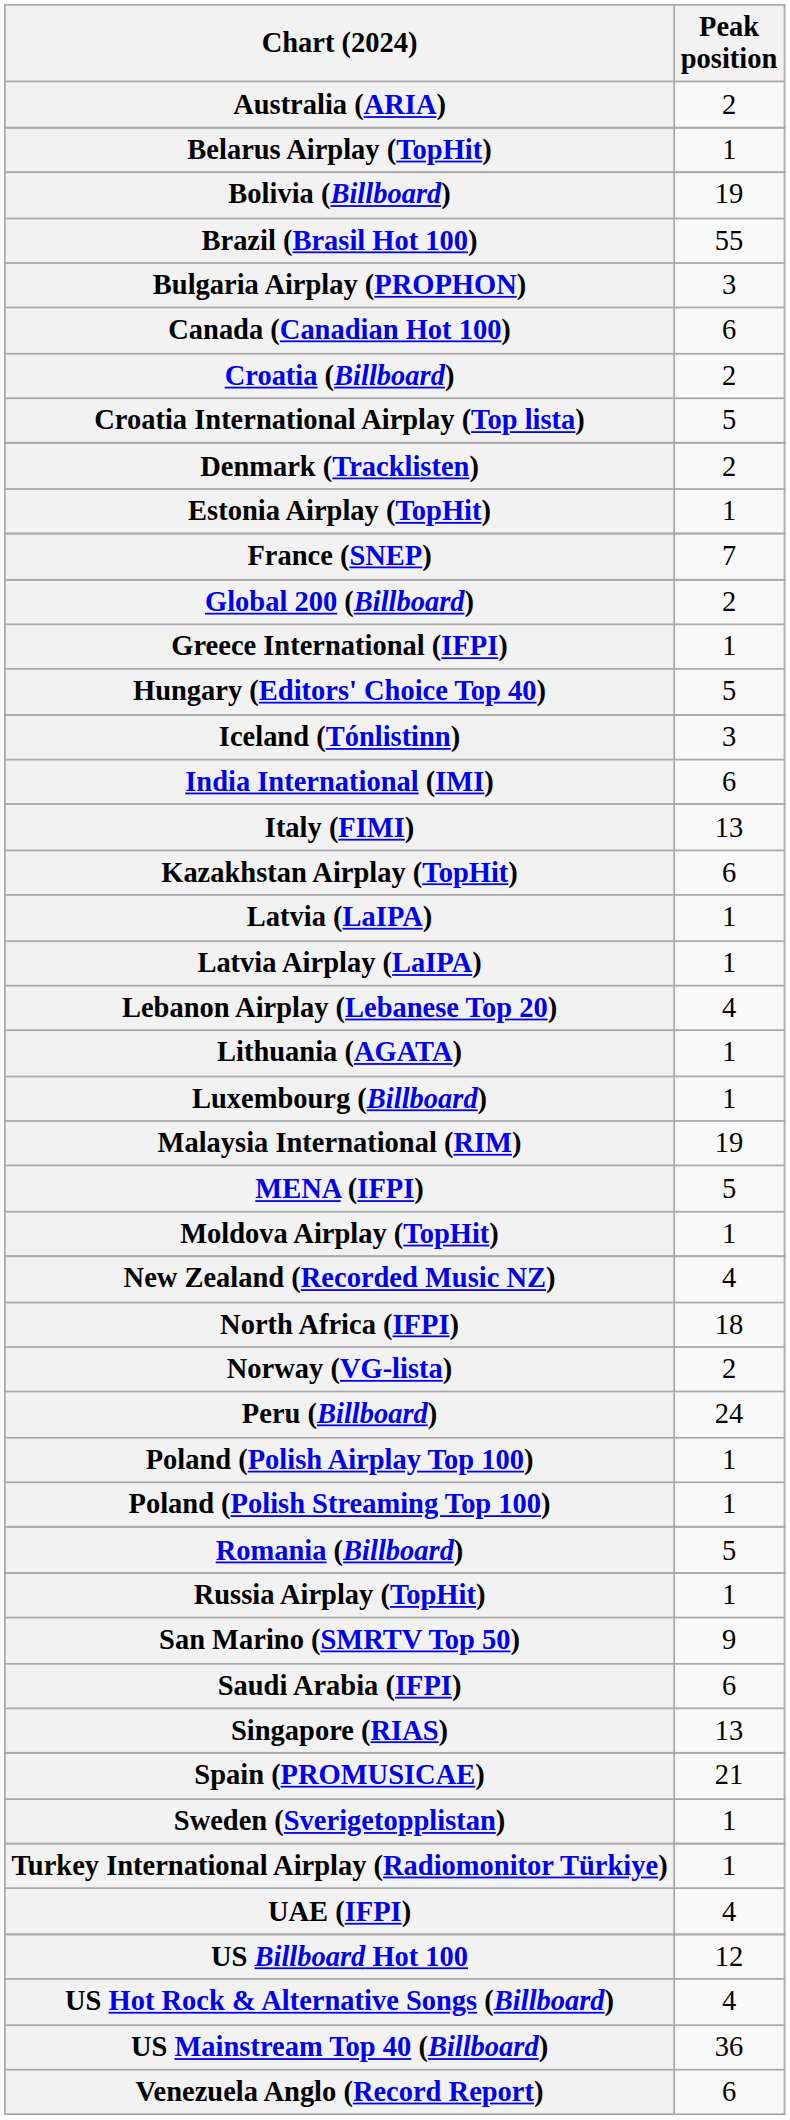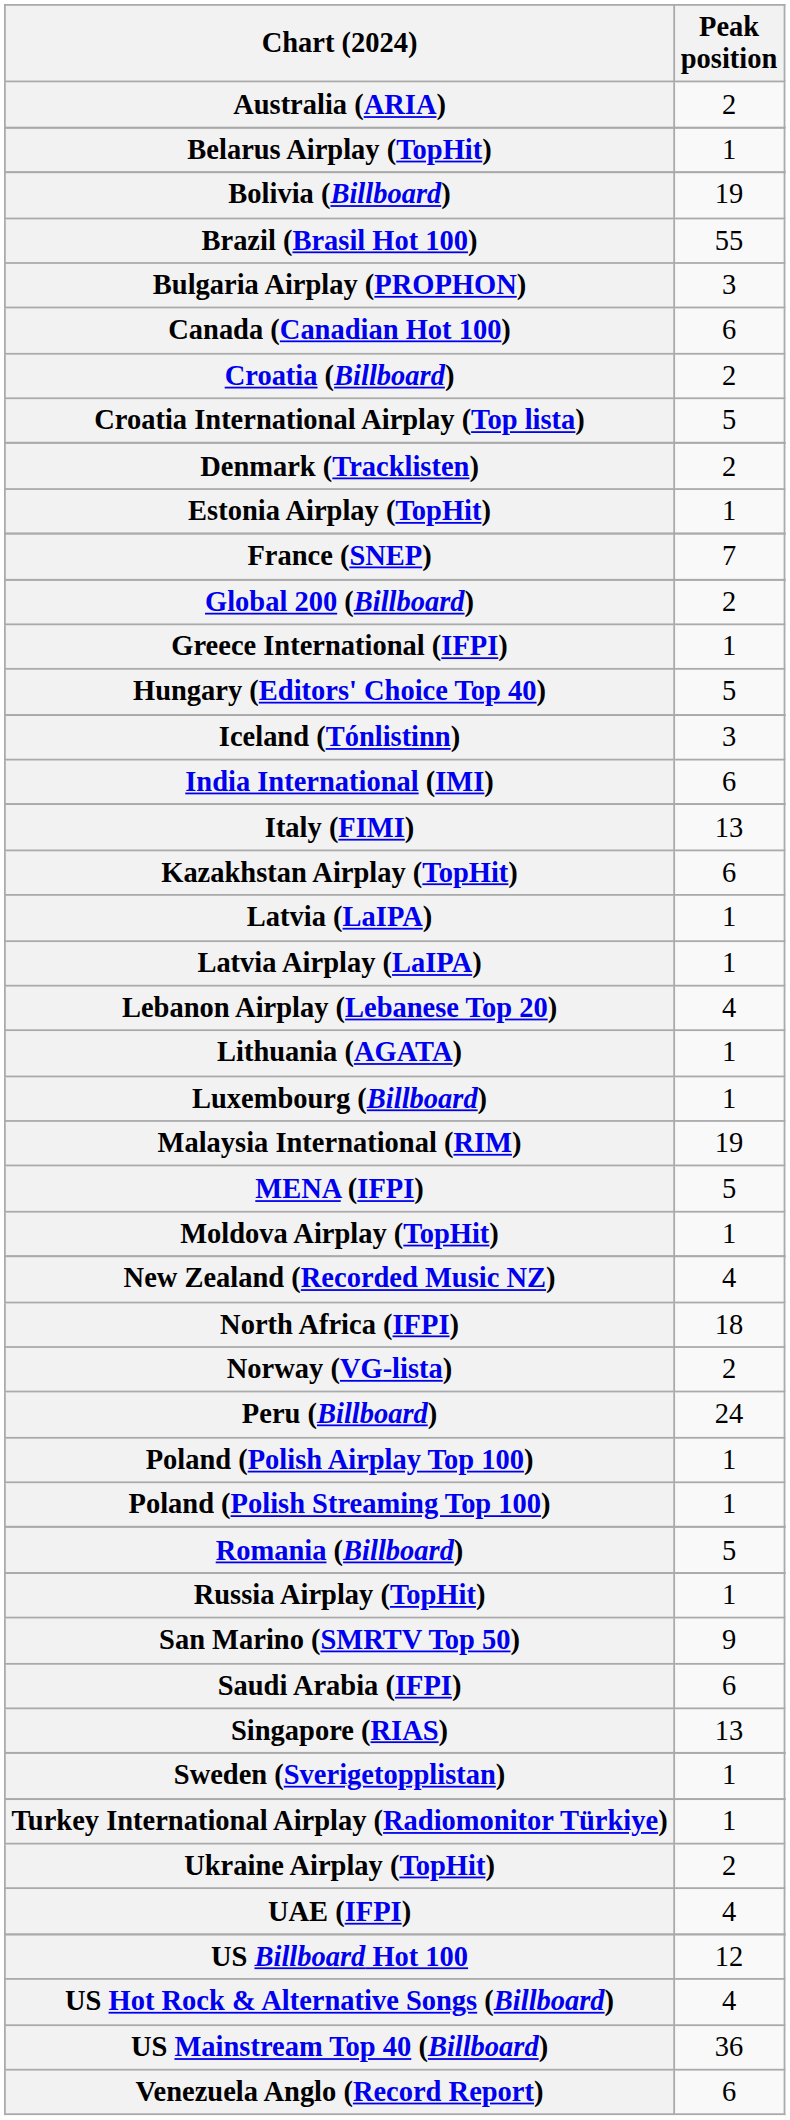- row: (340, 1775)
+ row: (340, 1865)
